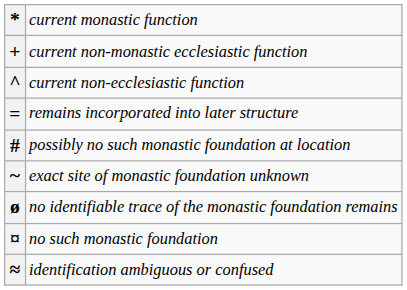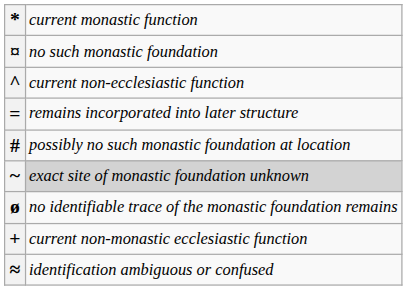rows swapped: (15, 51) <-> (15, 238)
(169, 176) no background -> (169, 176) lightgrey background
